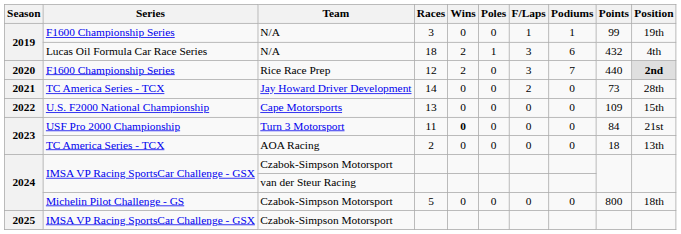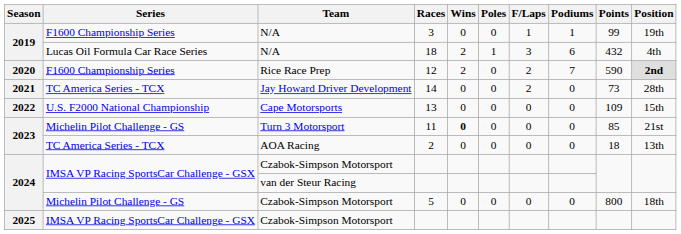(529, 70) 3 -> (529, 70) 2
(614, 70) 440 -> (614, 70) 590
(113, 126) USF Pro 2000 Championship -> (115, 126) Michelin Pilot Challenge - GS
(614, 126) 84 -> (614, 126) 85
